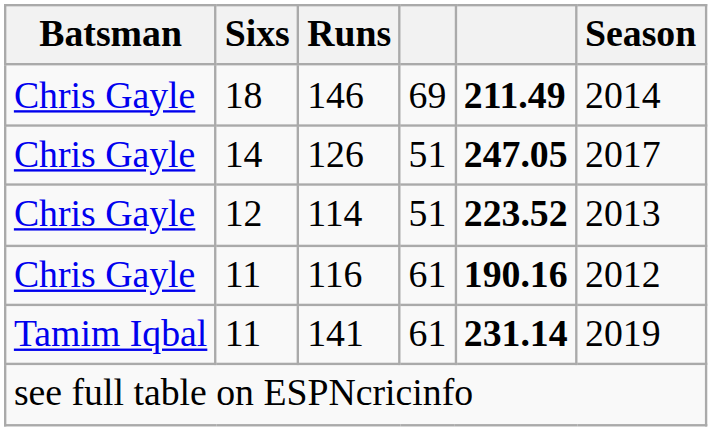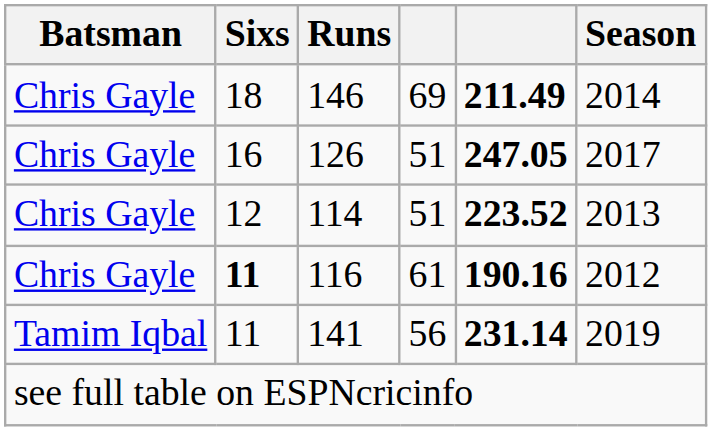(244, 154) 14 -> (244, 154) 16
(243, 273) normal -> (243, 273) bold
(427, 333) 61 -> (427, 333) 56
